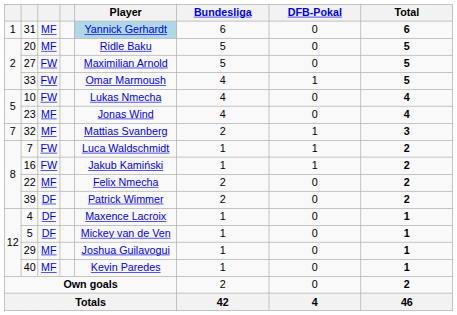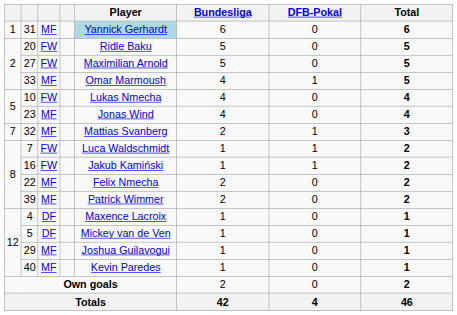(49, 47) MF -> (49, 47) FW
(49, 81) FW -> (49, 81) MF
(49, 200) DF -> (49, 200) MF
